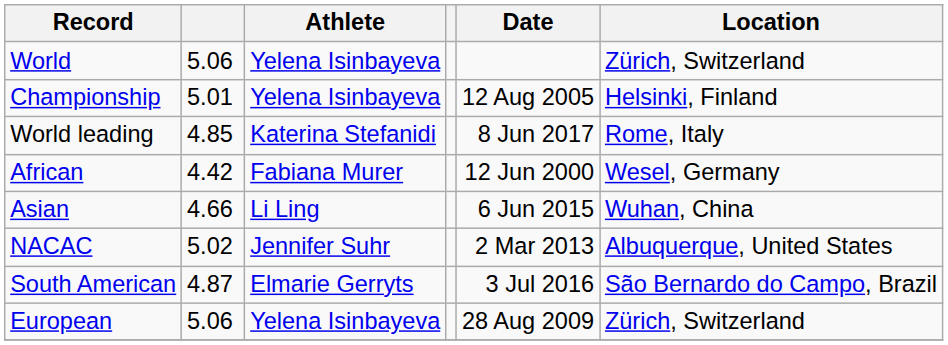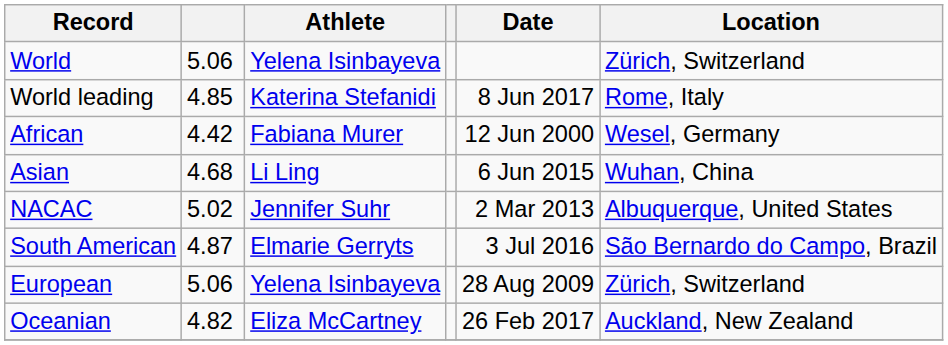- row: (85, 97)
(210, 209) 4.66 -> (210, 172) 4.68
+ row: (61, 321)
